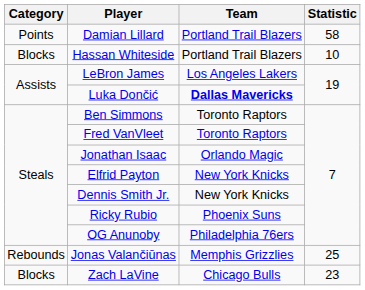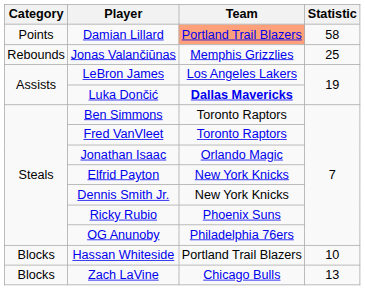(242, 34) no background -> (242, 34) lightsalmon background
rows swapped: (123, 255) <-> (123, 54)
(332, 275) 23 -> (332, 275) 13
